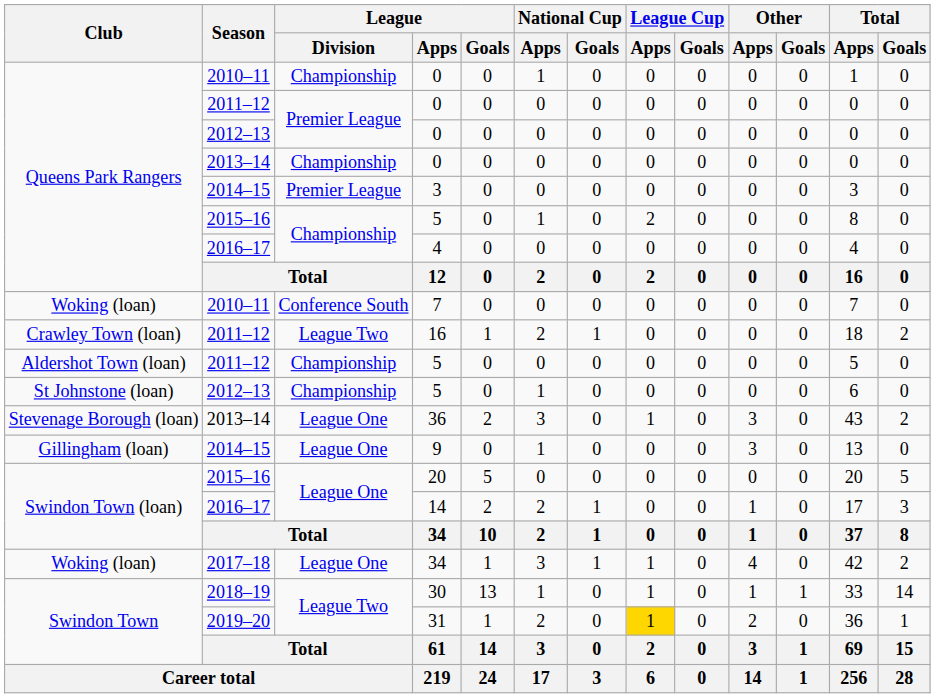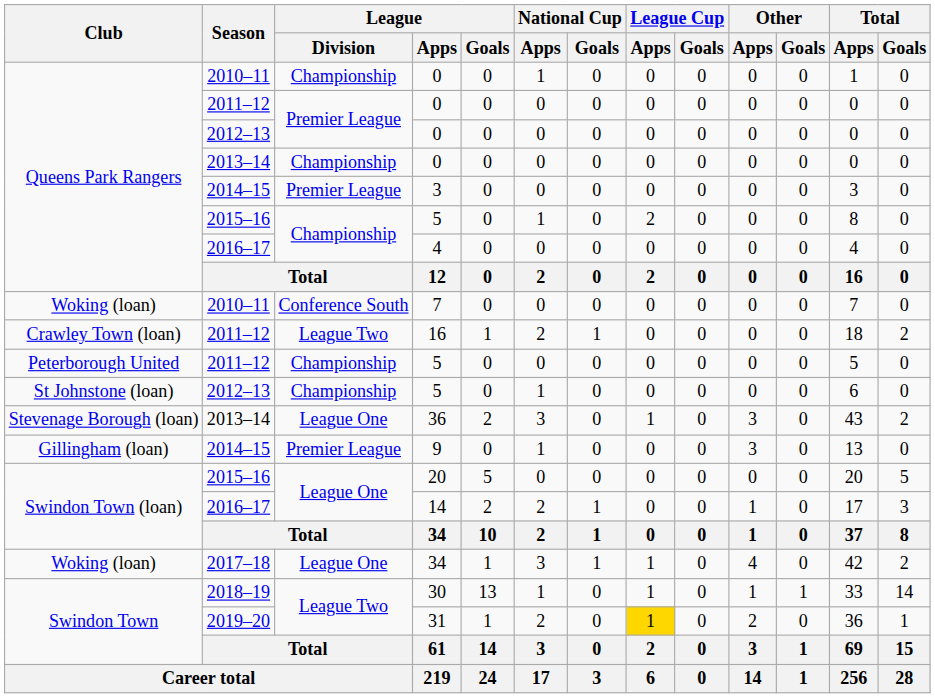(104, 362) Aldershot Town (loan) -> (104, 362) Peterborough United
(343, 448) League One -> (343, 448) Premier League
